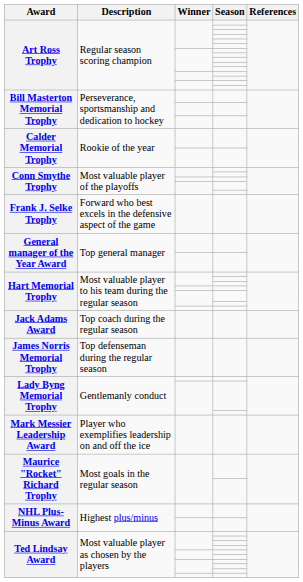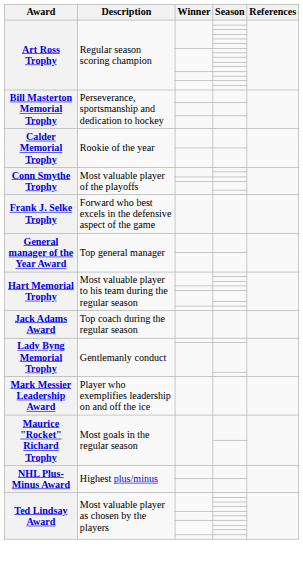- row: (41, 357)
